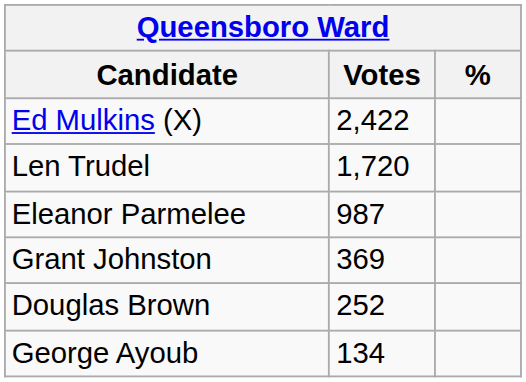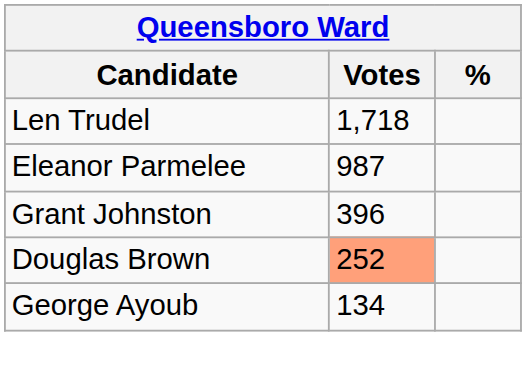- row: (107, 120)
(373, 167) 1,720 -> (373, 120) 1,718
(361, 259) 369 -> (361, 213) 396
(361, 306) no background -> (361, 259) lightsalmon background
